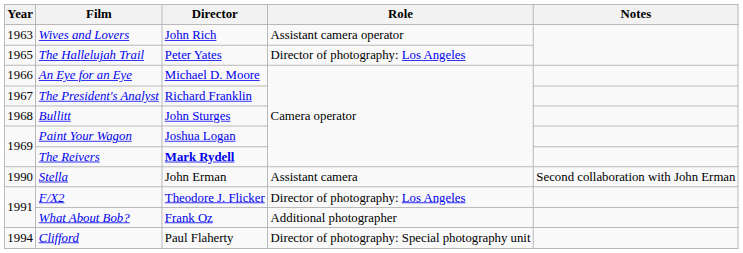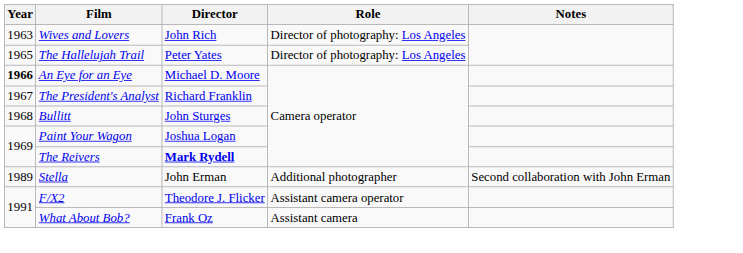(337, 34) Assistant camera operator -> (368, 34) Director of photography: Los Angeles
(20, 75) normal -> (20, 75) bold
(20, 177) 1990 -> (20, 177) 1989
(314, 177) Assistant camera -> (334, 177) Additional photographer
(368, 197) Director of photography: Los Angeles -> (337, 197) Assistant camera operator
(334, 217) Additional photographer -> (314, 217) Assistant camera
- row: (59, 237)
